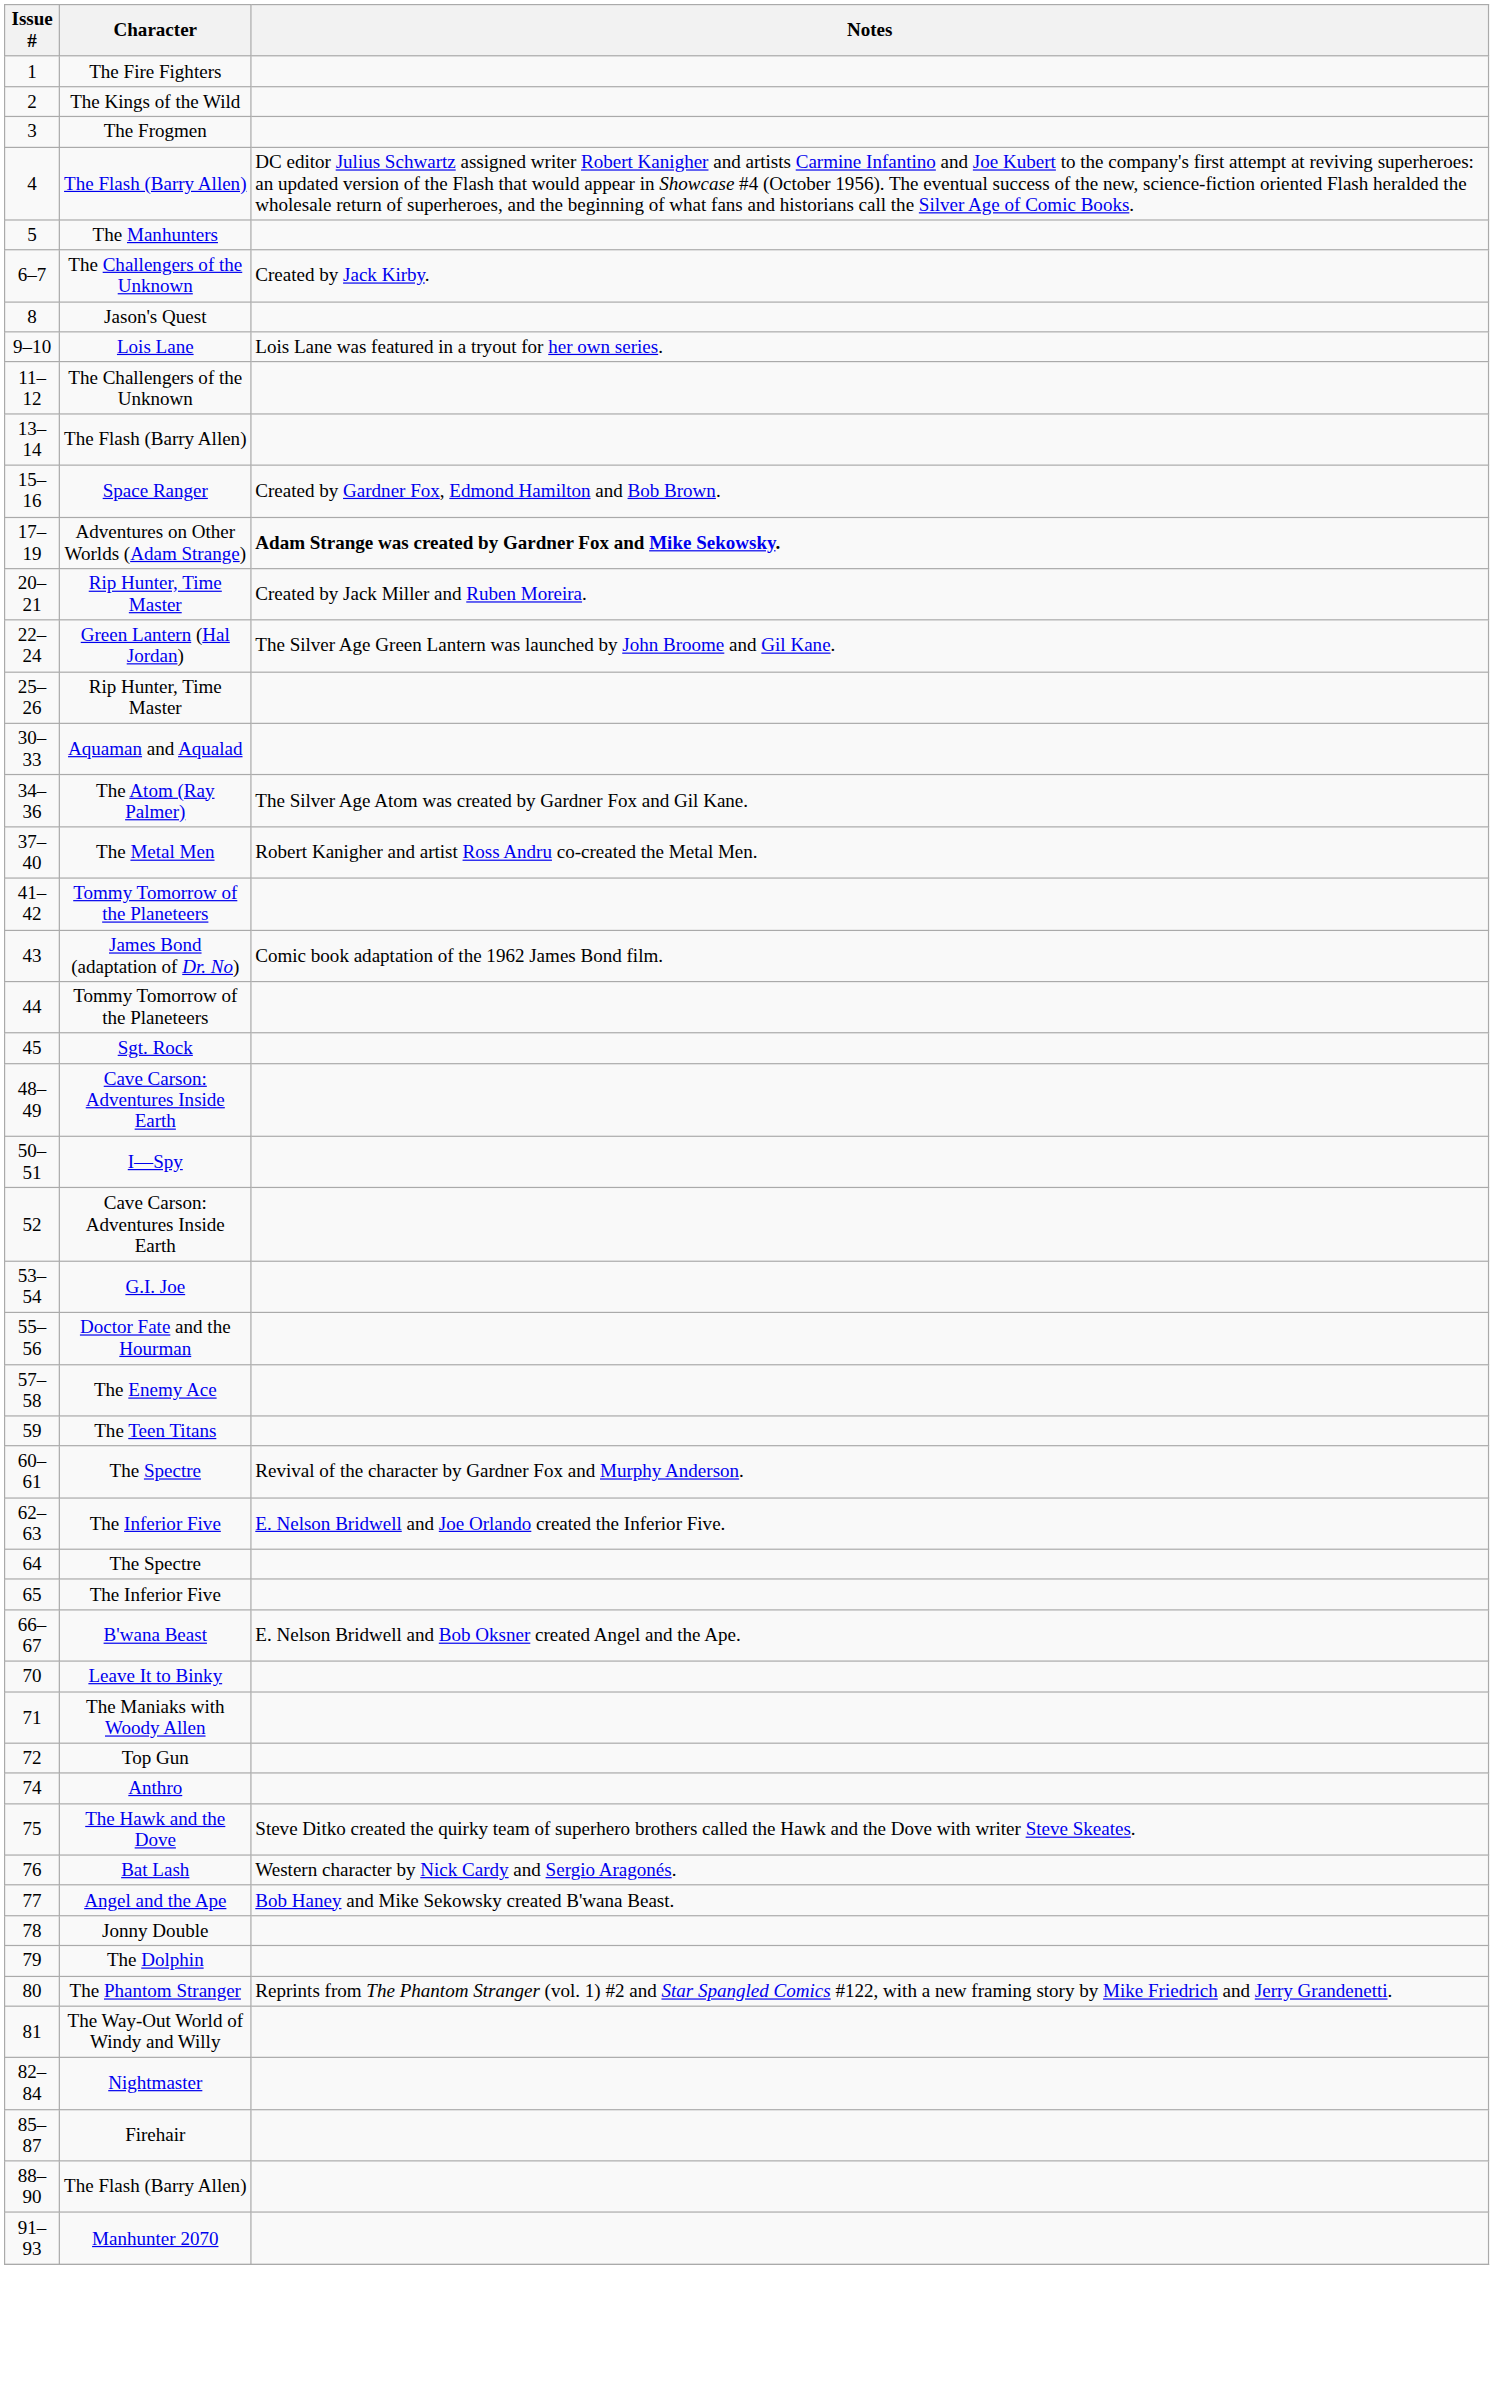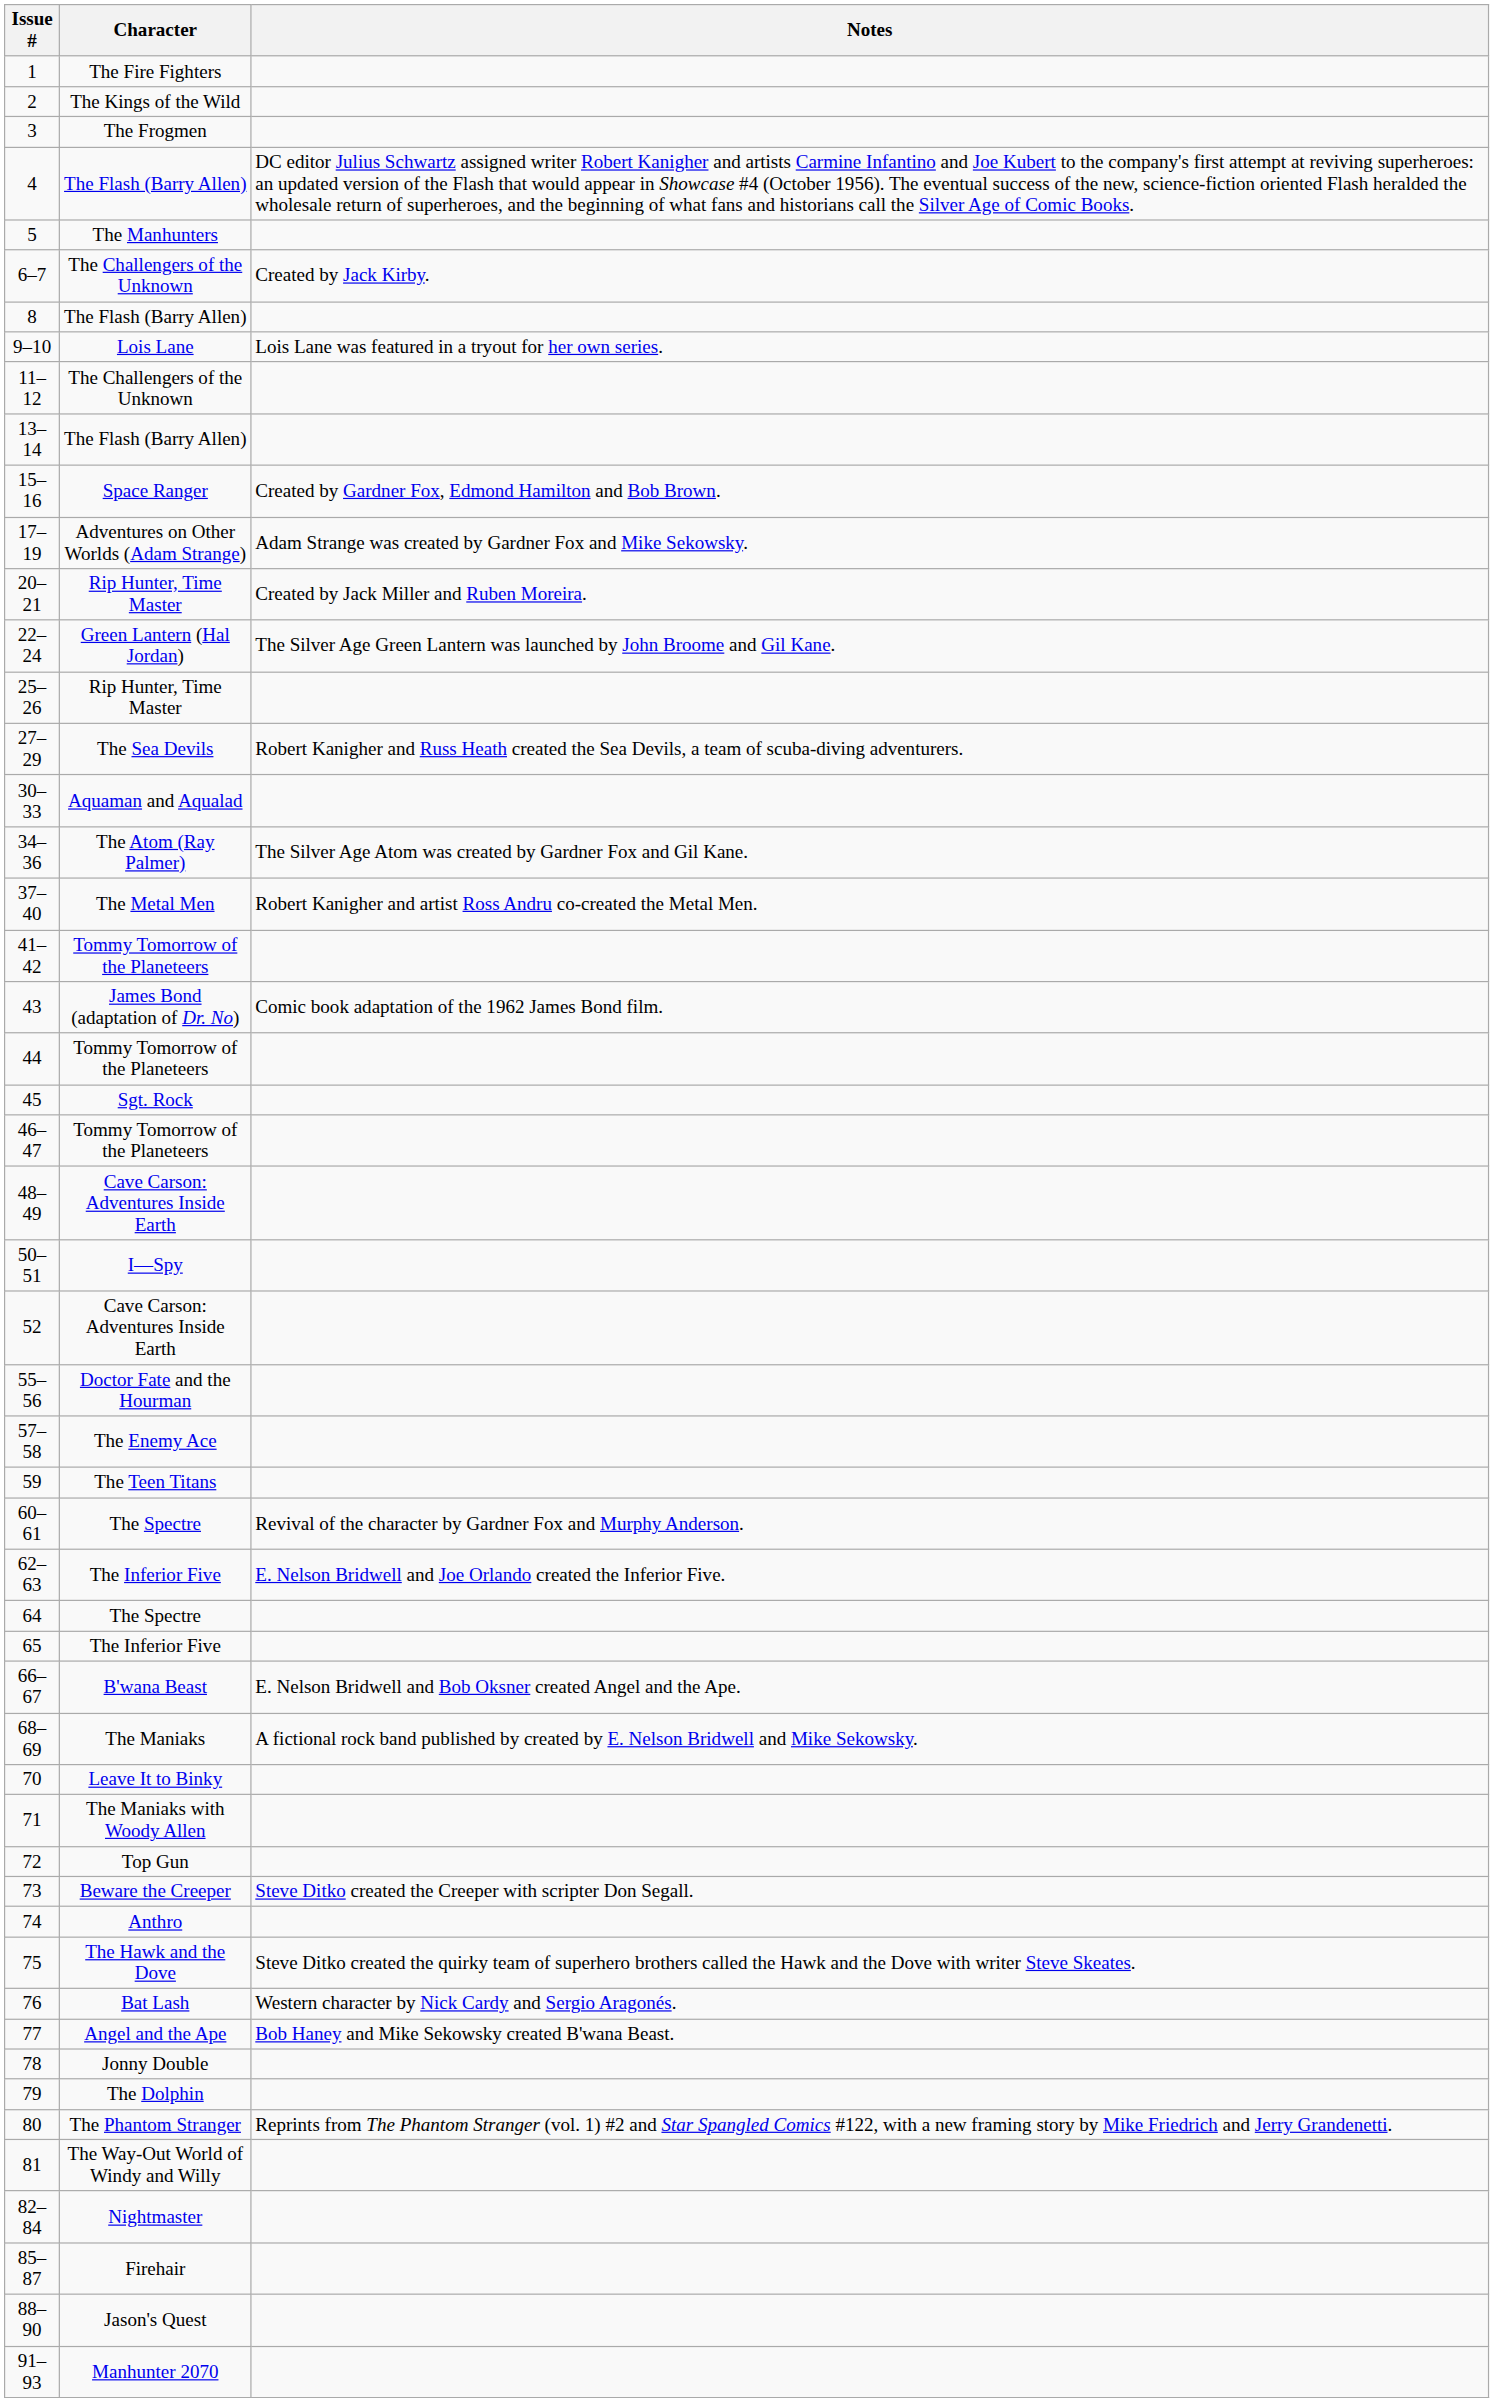(155, 316) Jason's Quest -> (155, 316) The Flash (Barry Allen)
(518, 542) bold -> (502, 542) normal
+ row: (32, 749)
+ row: (32, 1140)
- row: (32, 1286)
+ row: (32, 1738)
+ row: (32, 1891)
(155, 2186) The Flash (Barry Allen) -> (155, 2320) Jason's Quest
